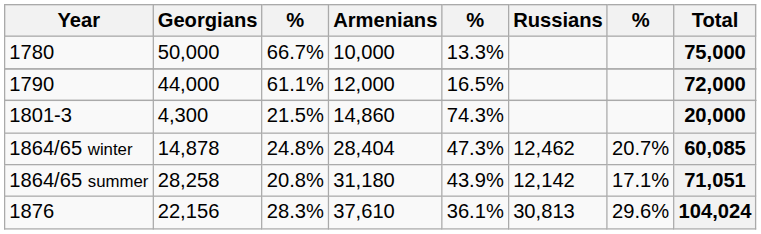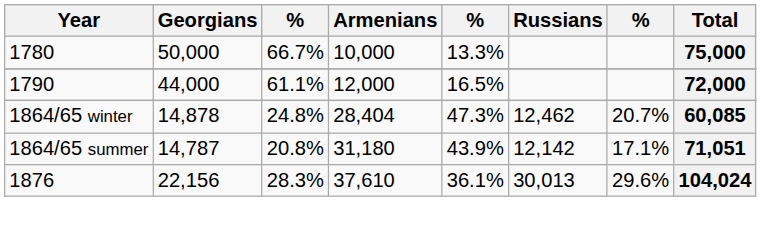- row: (41, 116)
(189, 180) 28,258 -> (189, 148) 14,787
(544, 212) 30,813 -> (544, 180) 30,013
